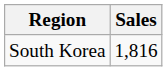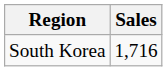(136, 50) 1,816 -> (136, 50) 1,716
